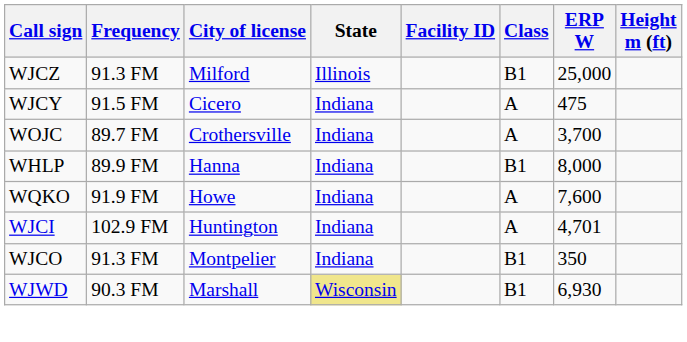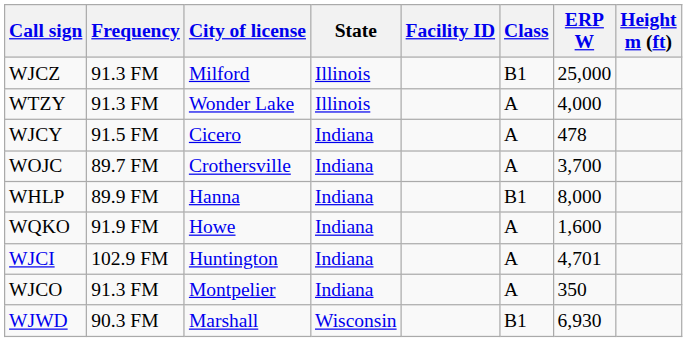+ row: (37, 103)
(572, 103) 475 -> (572, 134) 478
(579, 196) 7,600 -> (579, 227) 1,600
(515, 258) B1 -> (511, 289) A
(356, 289) khaki background -> (356, 320) no background
